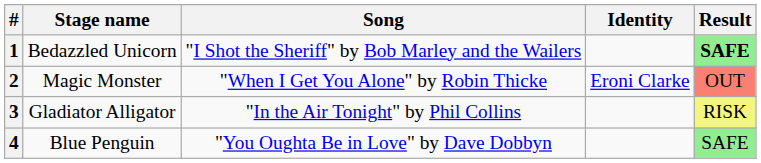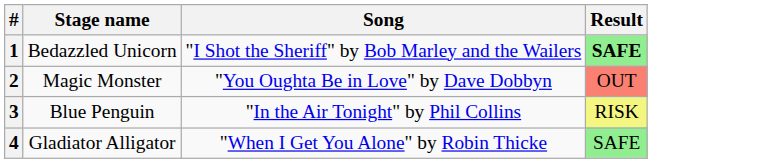- column: (640, 19)
(383, 81) "When I Get You Alone" by Robin Thicke -> (383, 81) "You Oughta Be in Love" by Dave Dobbyn
(102, 111) Gladiator Alligator -> (102, 111) Blue Penguin
(102, 142) Blue Penguin -> (102, 142) Gladiator Alligator
(383, 142) "You Oughta Be in Love" by Dave Dobbyn -> (383, 142) "When I Get You Alone" by Robin Thicke
